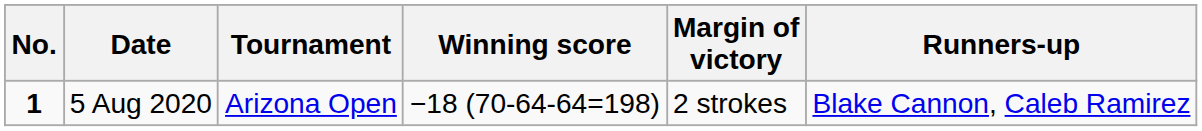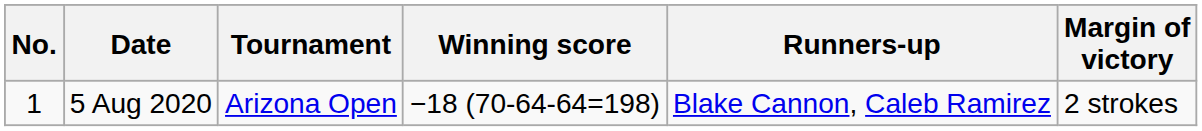columns swapped: (736, 43) <-> (1001, 43)
(34, 103) bold -> (34, 103) normal
